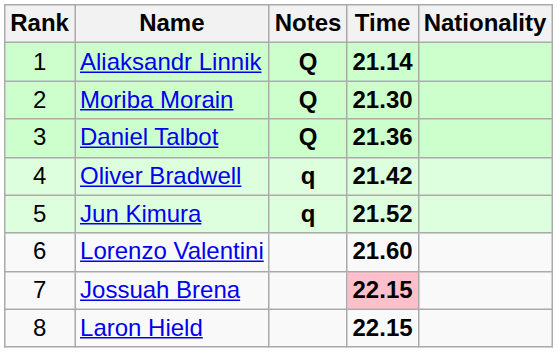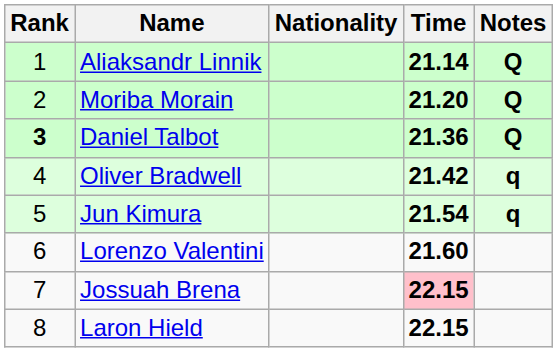columns swapped: (485, 23) <-> (308, 23)
(383, 99) 21.30 -> (439, 99) 21.20
(40, 137) normal -> (40, 137) bold
(383, 213) 21.52 -> (439, 213) 21.54
